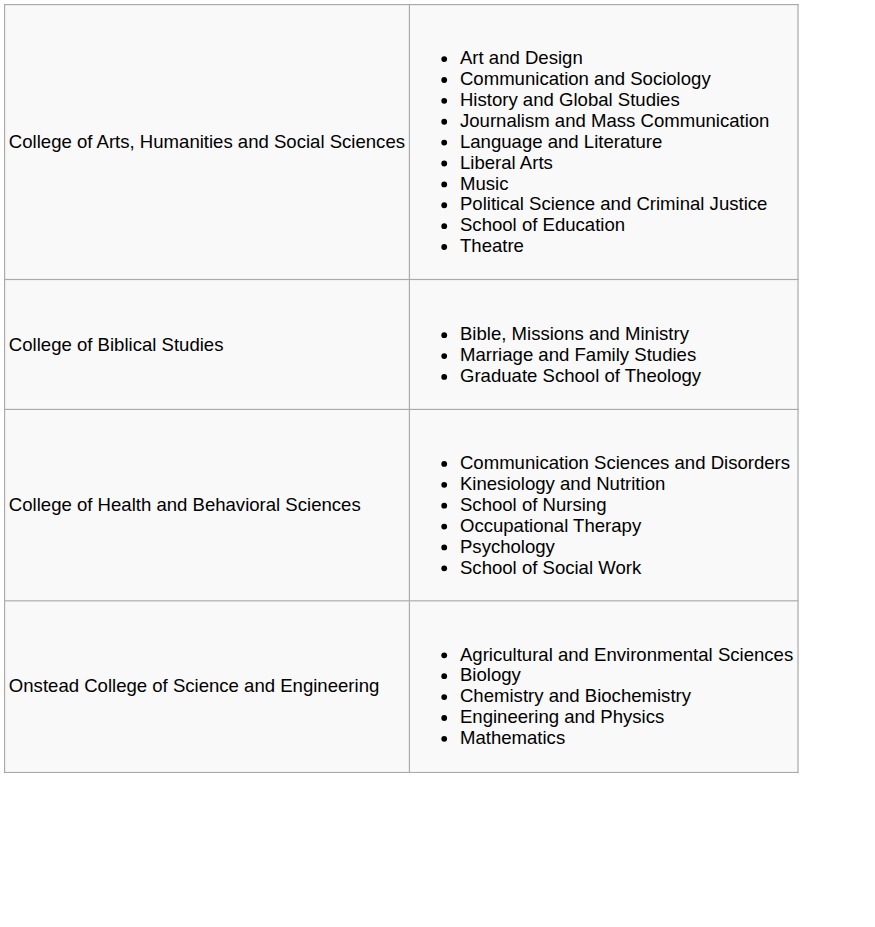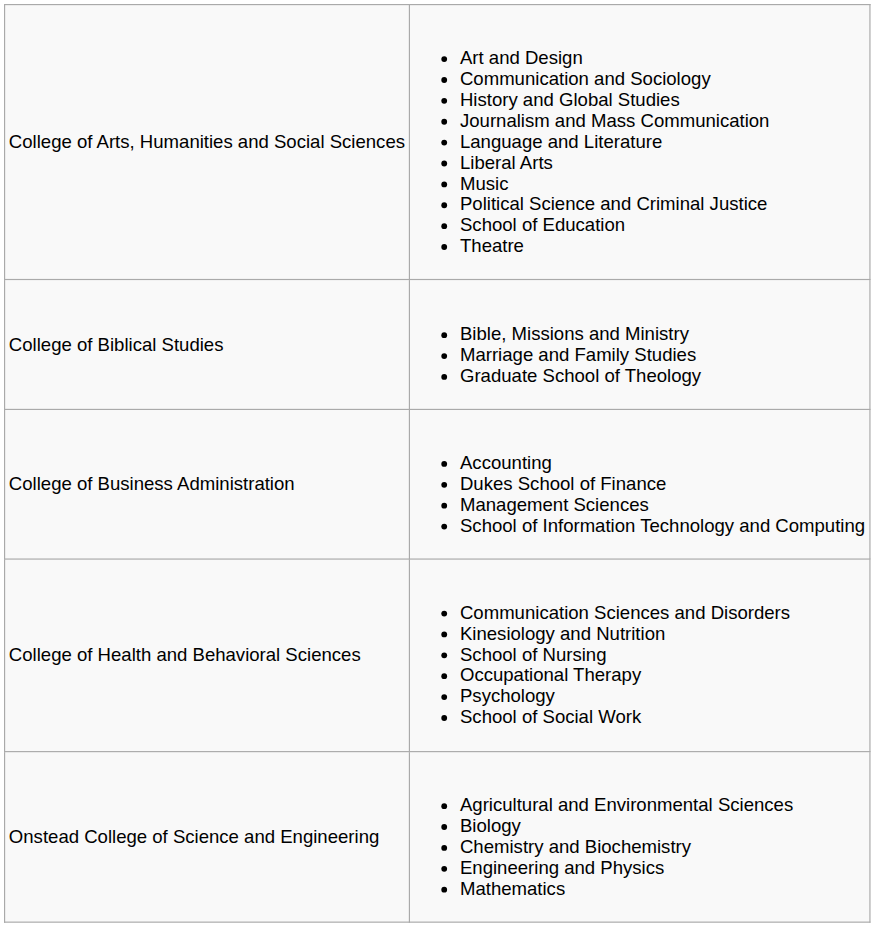+ row: (152, 484)
